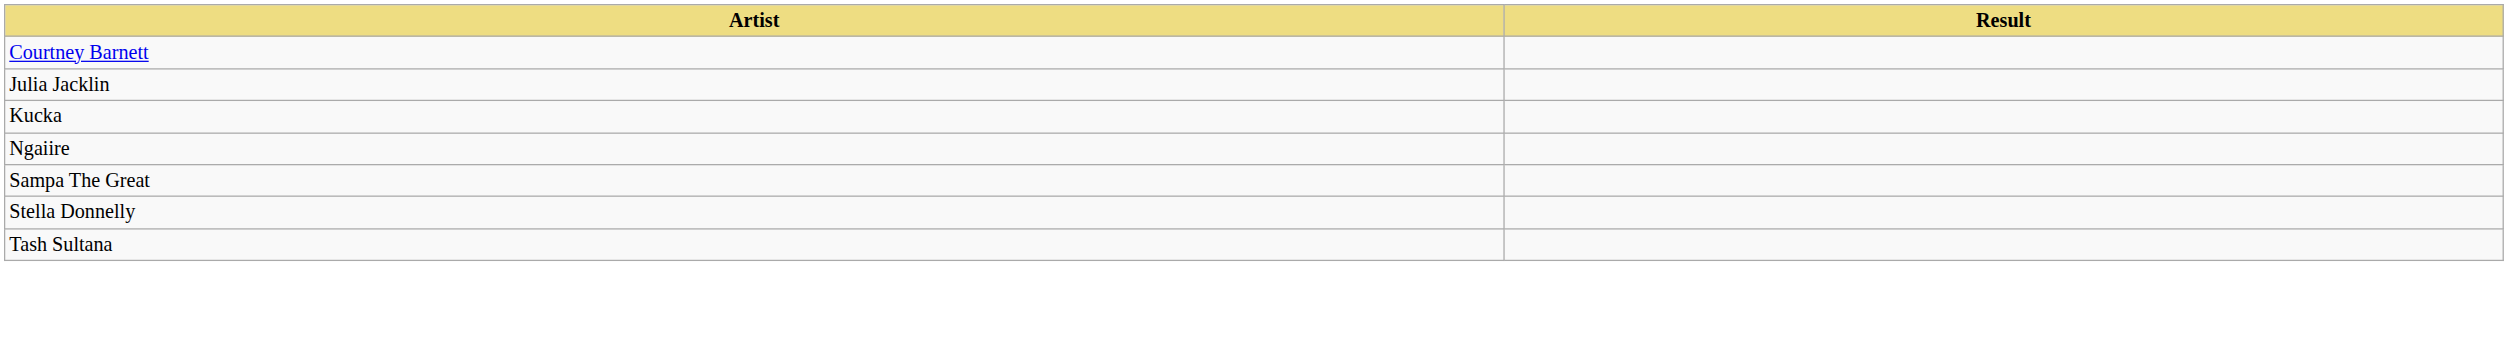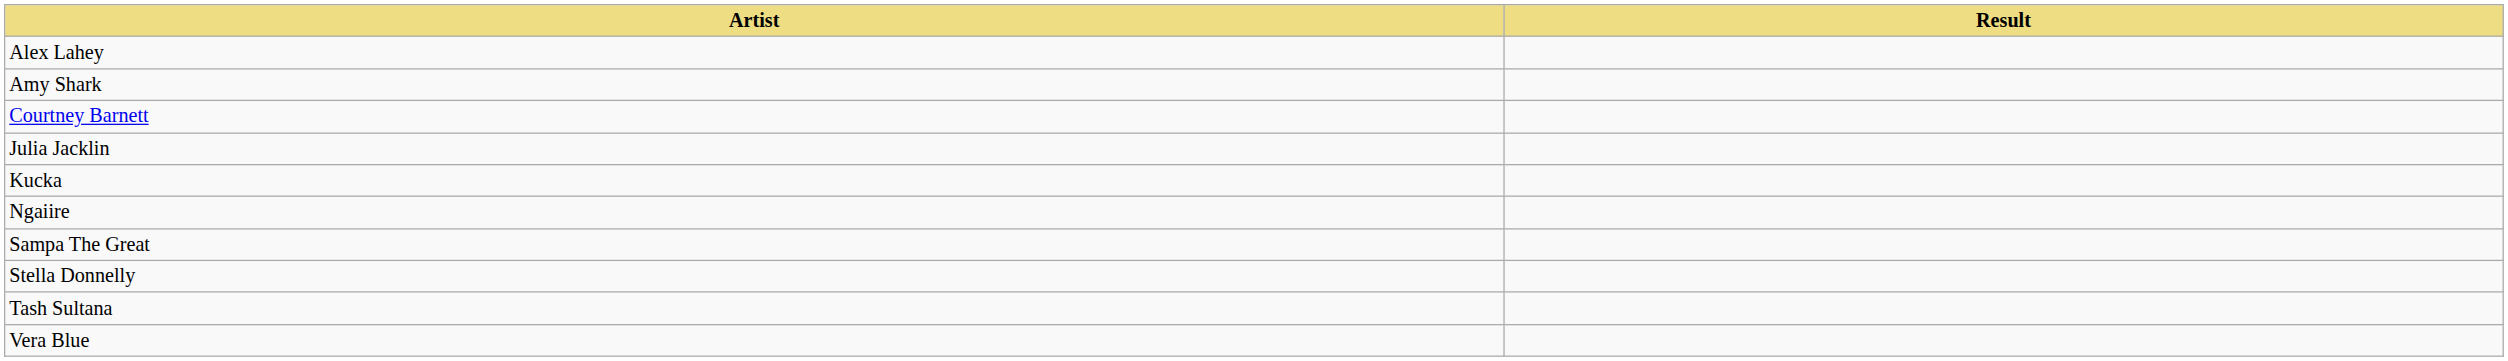+ row: (57, 52)
+ row: (55, 84)
+ row: (49, 340)
